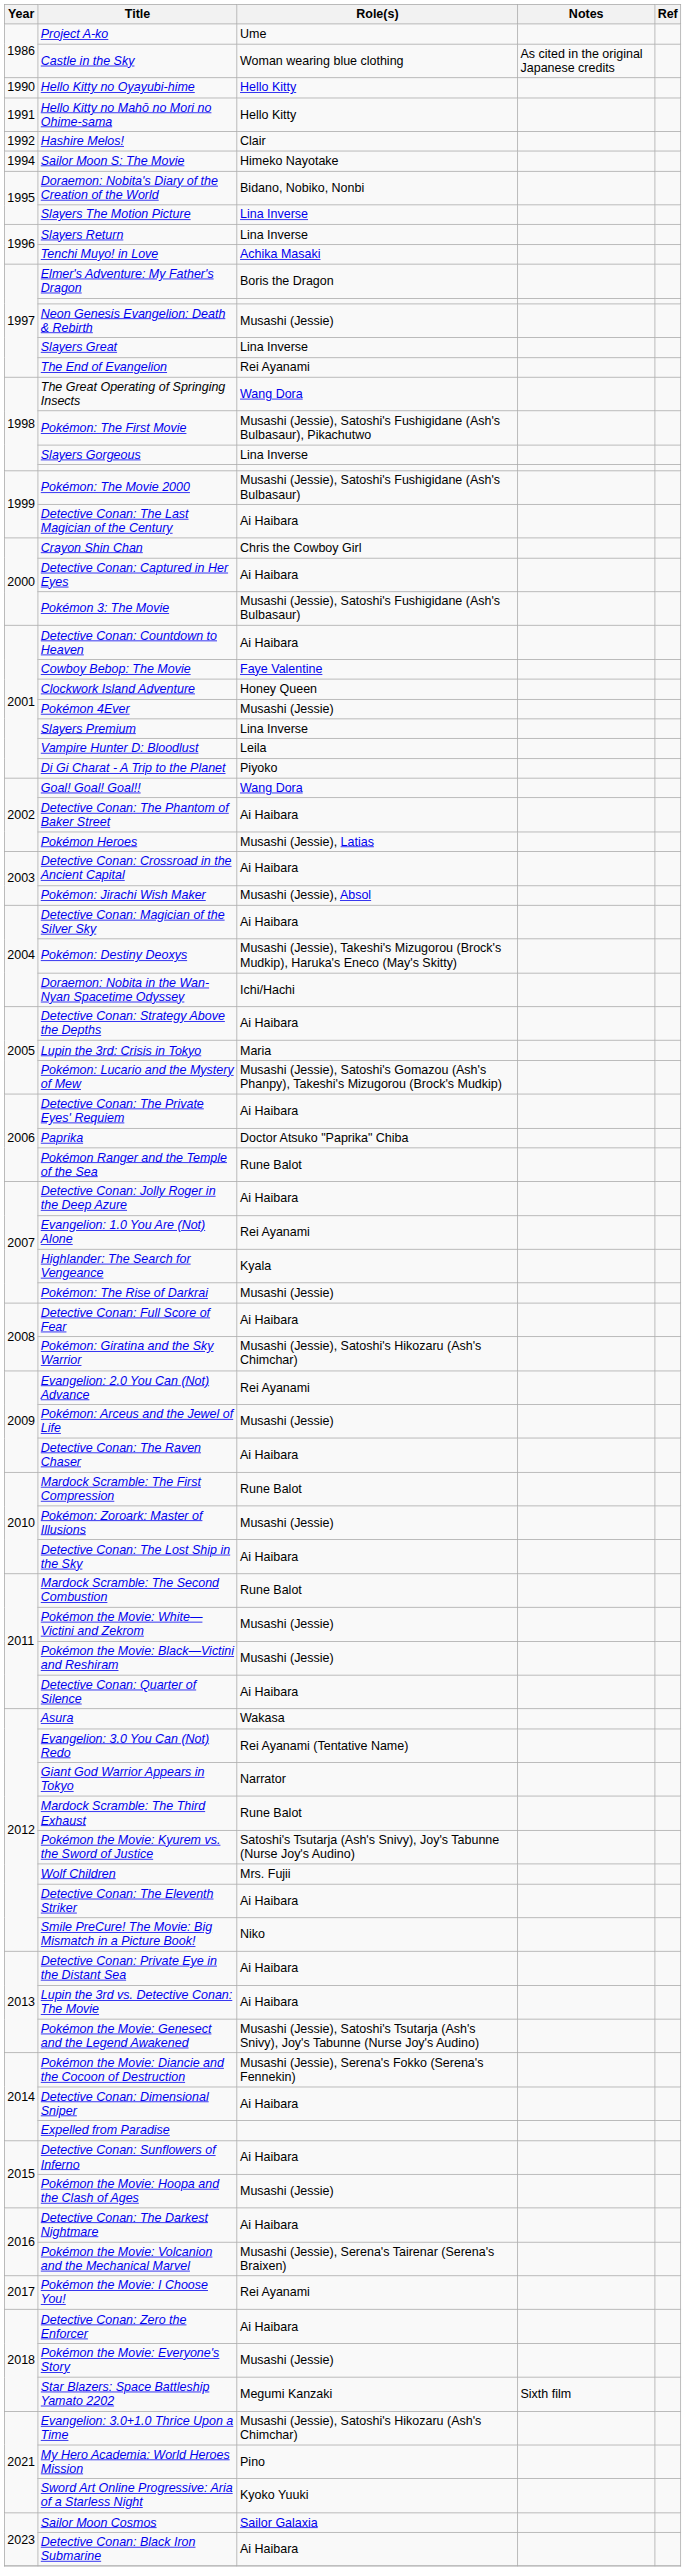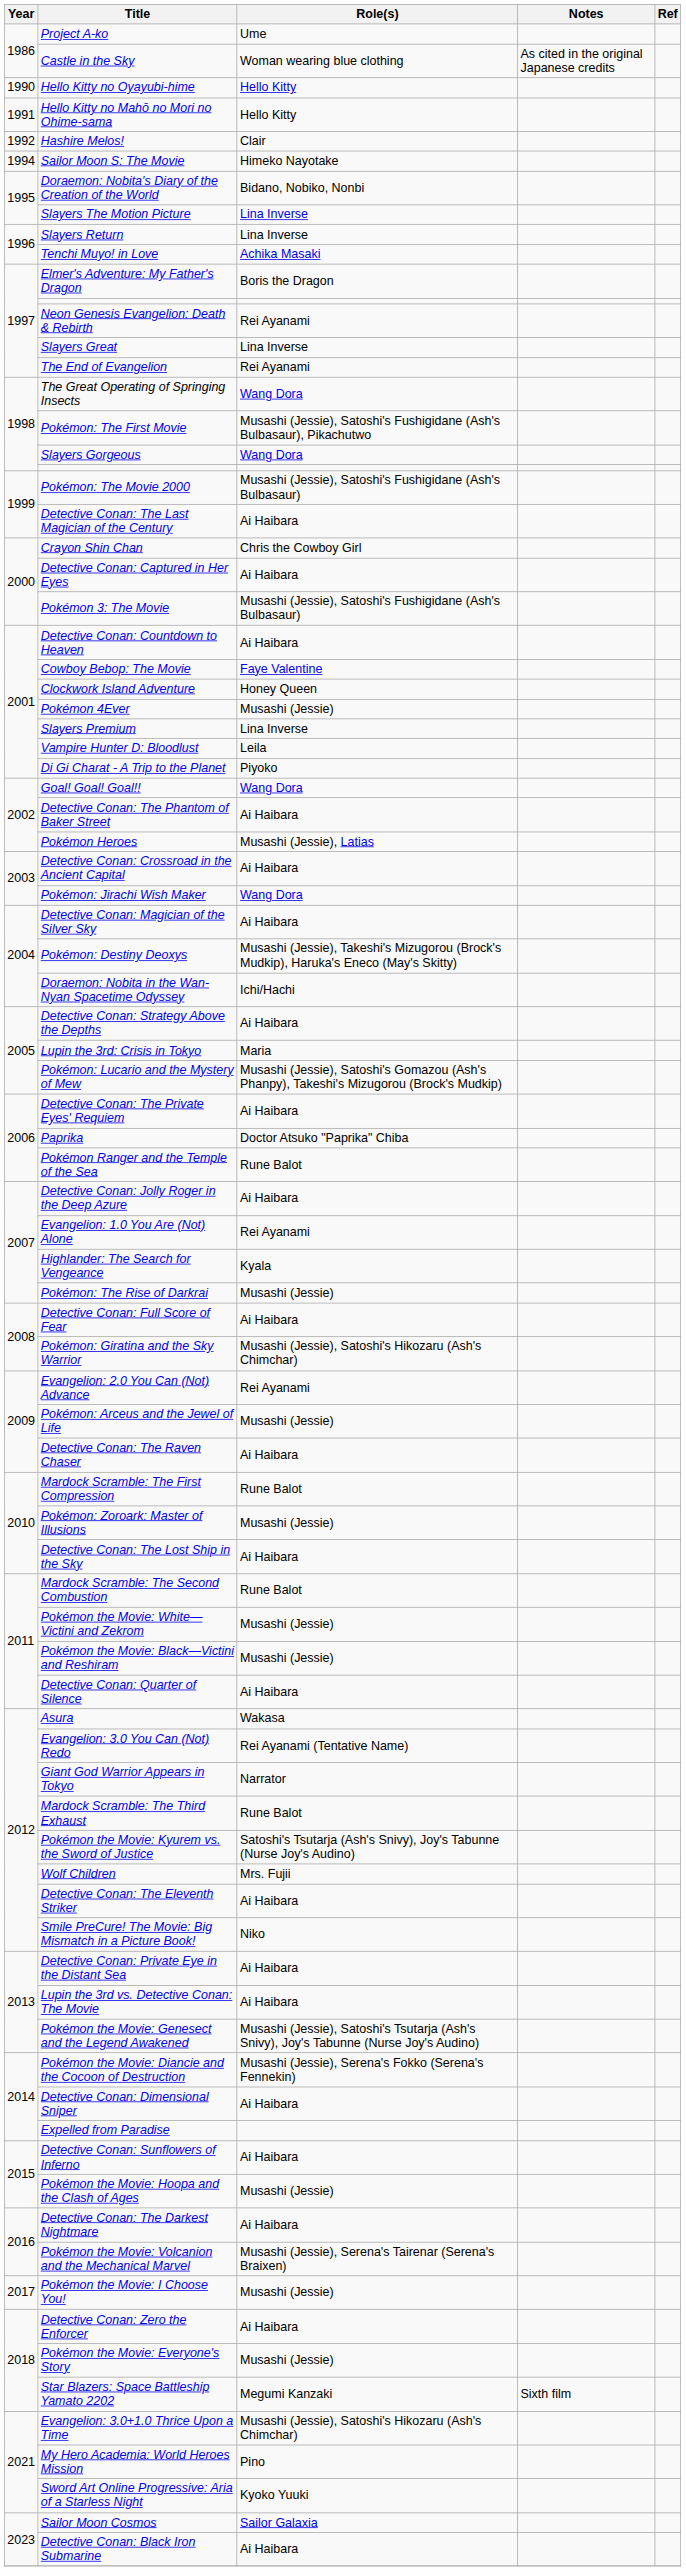(287, 320) Musashi (Jessie) -> (275, 320) Rei Ayanami
(274, 454) Lina Inverse -> (271, 454) Wang Dora
(306, 895) Musashi (Jessie), Absol -> (271, 895) Wang Dora
(275, 2292) Rei Ayanami -> (287, 2292) Musashi (Jessie)
